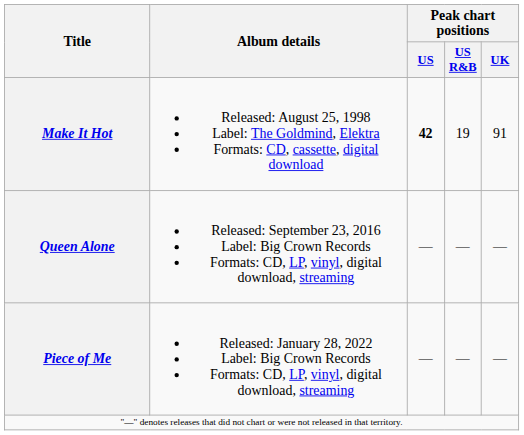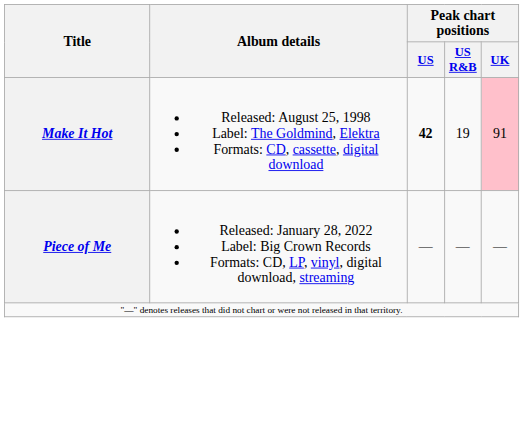(500, 133) no background -> (500, 133) pink background
- row: (77, 246)
